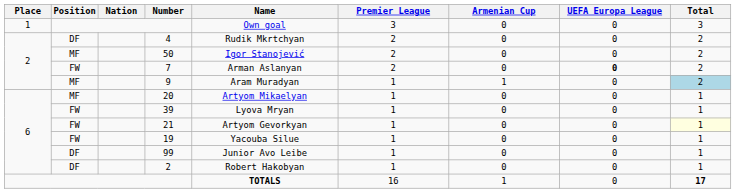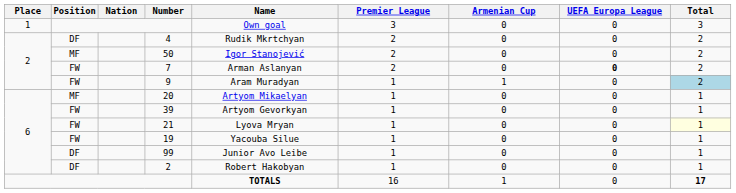(75, 83) MF -> (75, 83) FW
(265, 111) Lyova Mryan -> (265, 111) Artyom Gevorkyan
(265, 125) Artyom Gevorkyan -> (265, 125) Lyova Mryan
